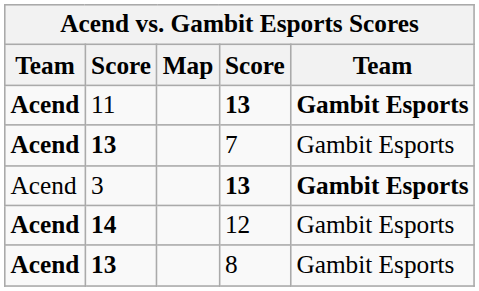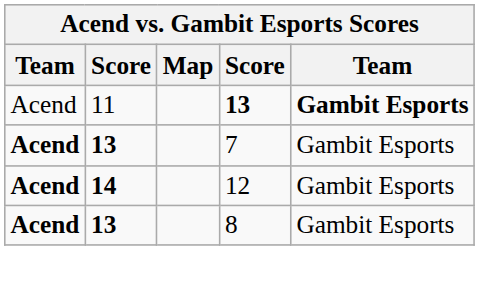(45, 104) bold -> (44, 104) normal
- row: (97, 184)
